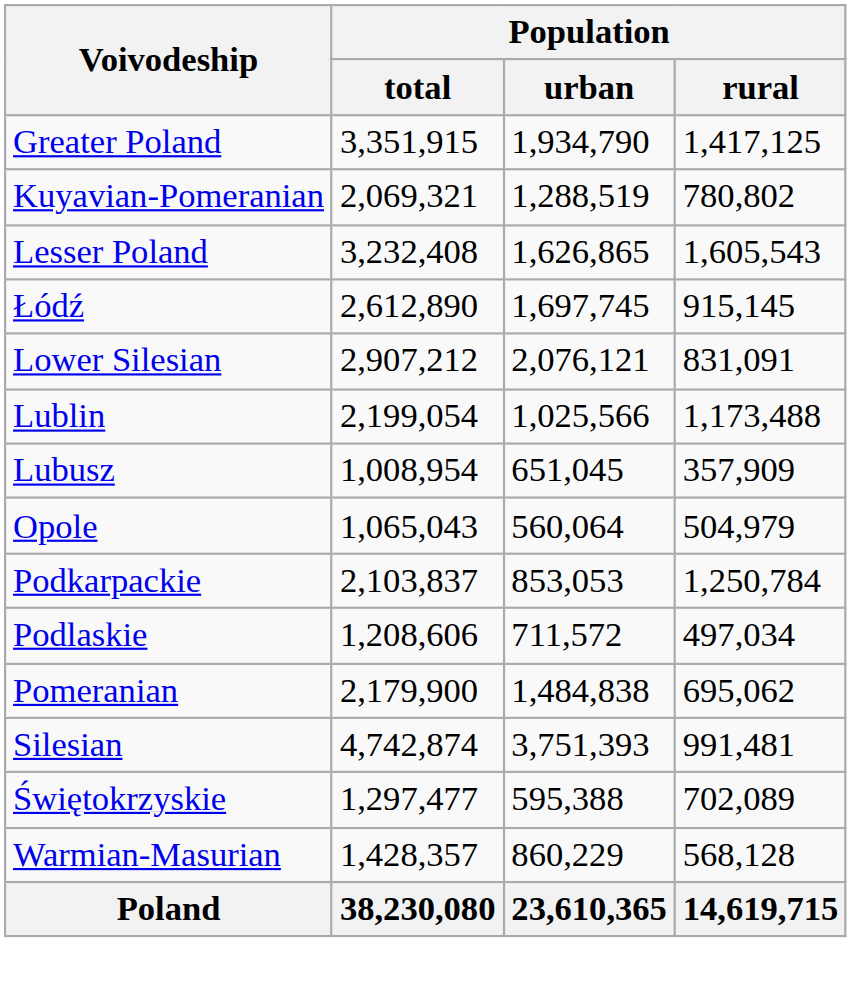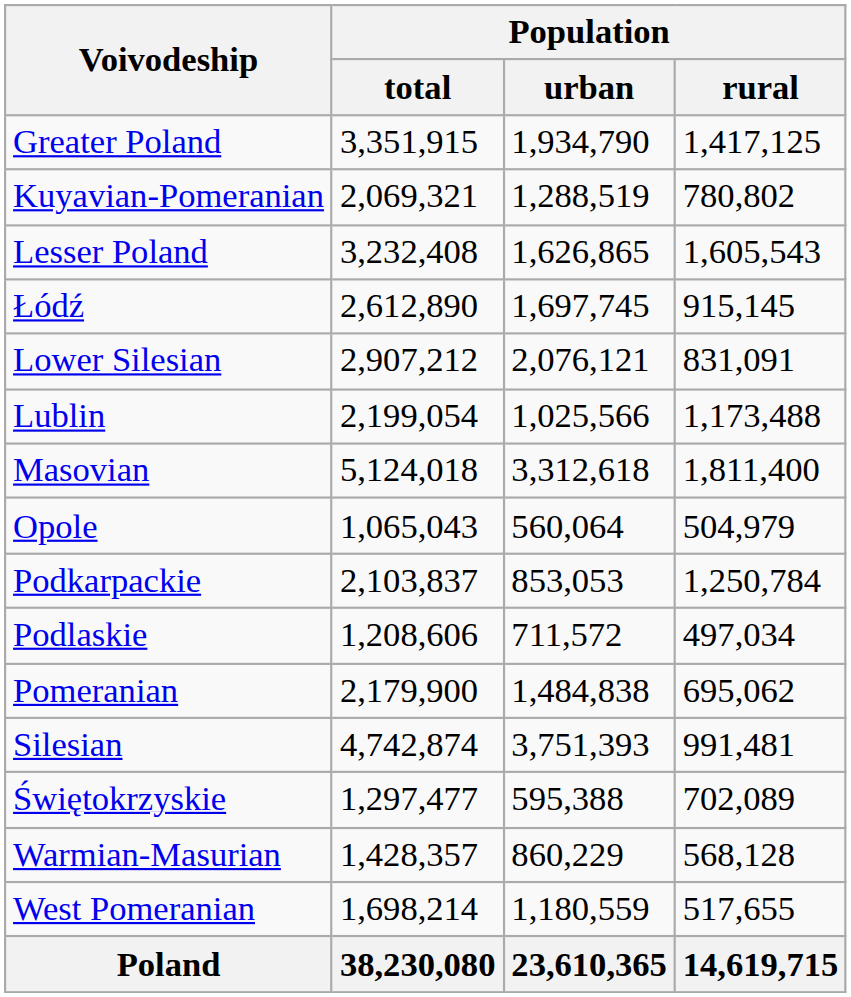- row: (64, 470)
+ row: (81, 470)
+ row: (134, 908)
